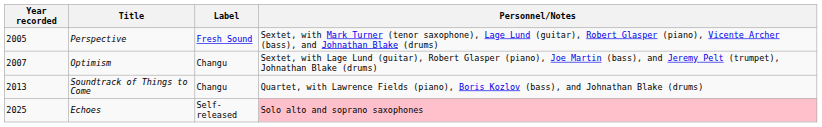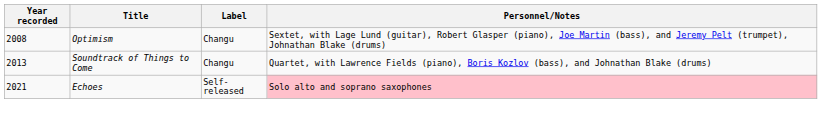- row: (98, 40)
(17, 63) 2007 -> (17, 40) 2008
(17, 110) 2025 -> (17, 87) 2021
